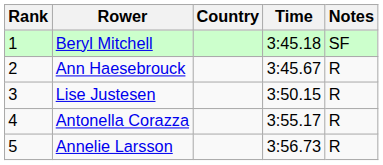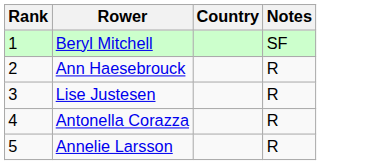- column: (294, 17)
